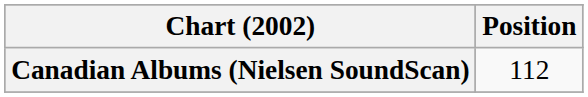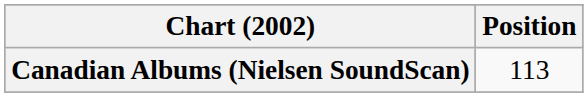(529, 69) 112 -> (529, 69) 113
